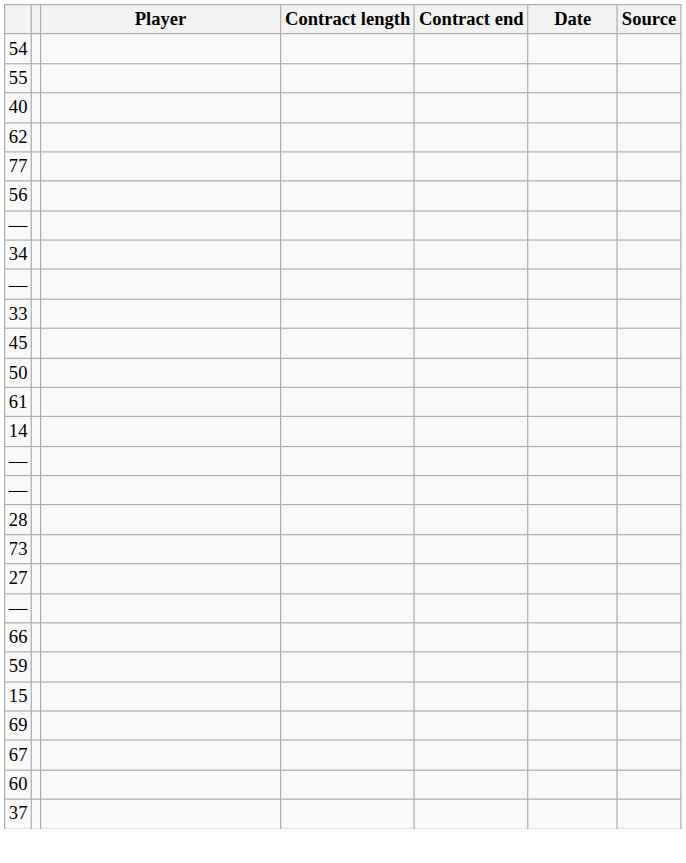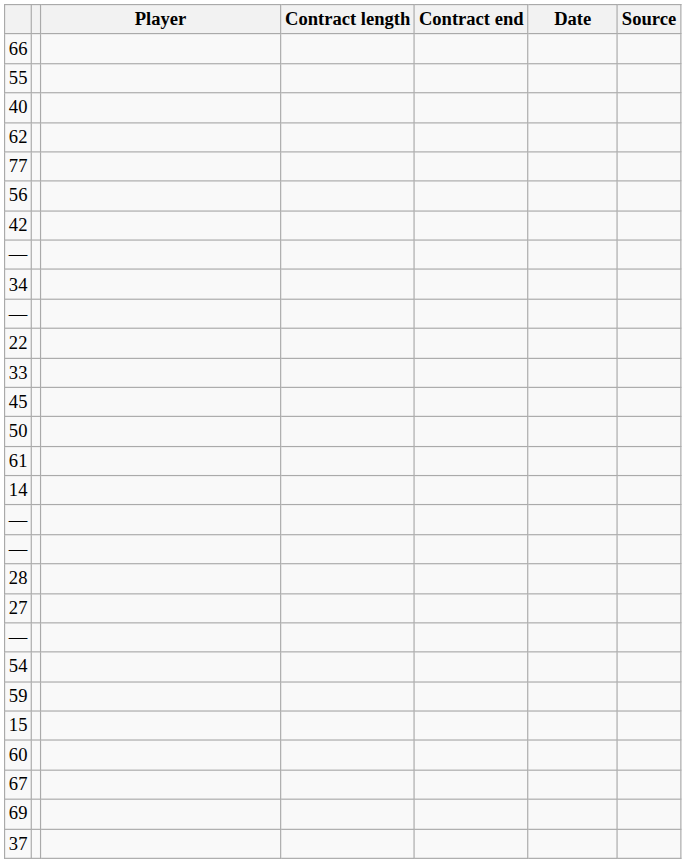rows swapped: (18, 48) <-> (18, 637)
+ row: (18, 225)
+ row: (18, 343)
- row: (18, 549)
rows swapped: (18, 725) <-> (18, 784)
